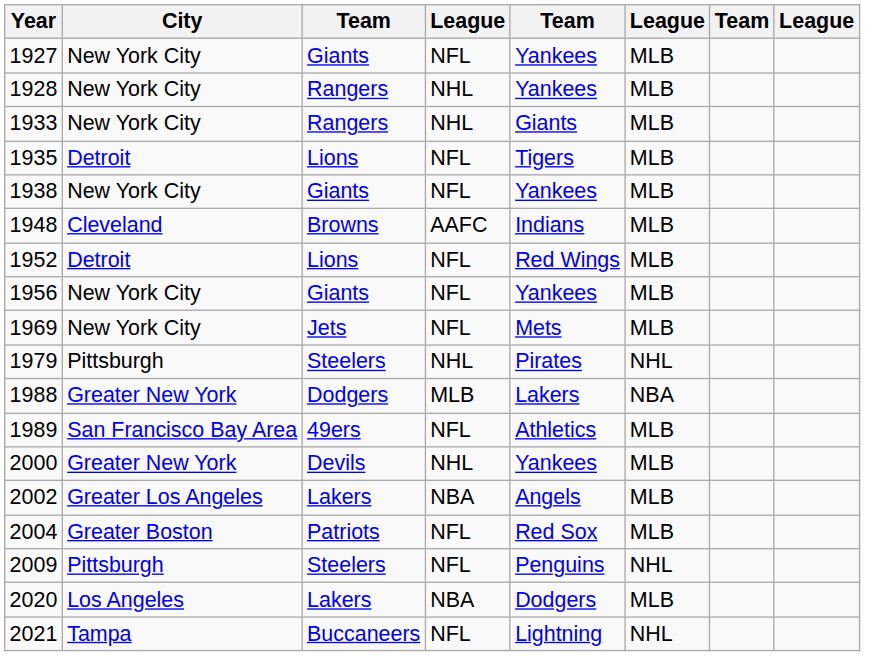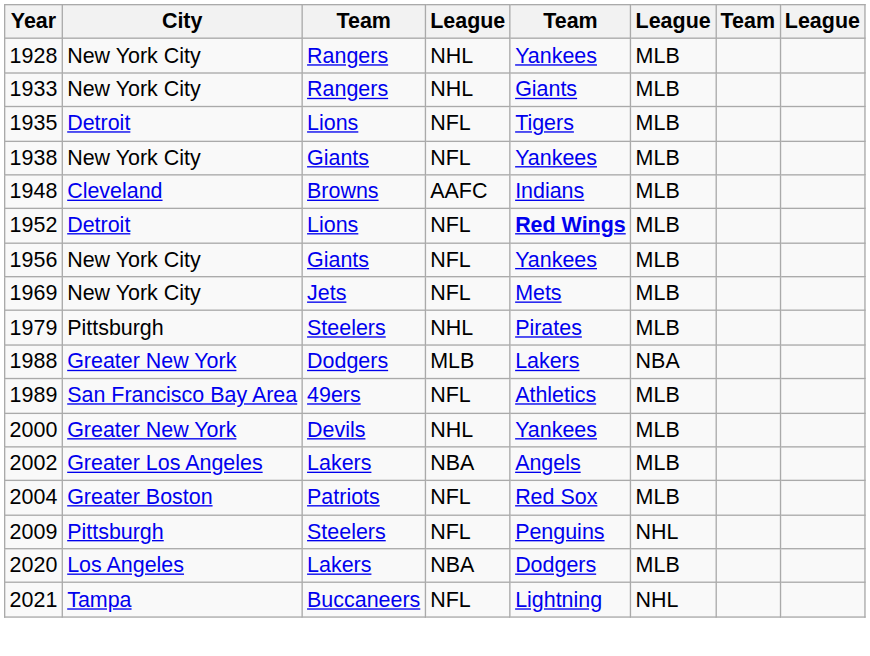- row: (33, 55)
(568, 259) normal -> (570, 225) bold
(651, 361) NHL -> (658, 327) MLB
